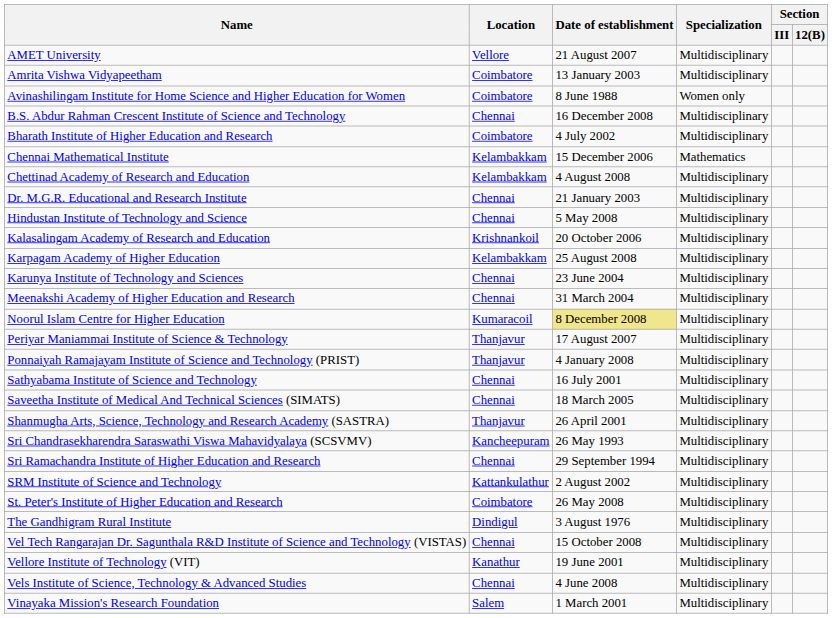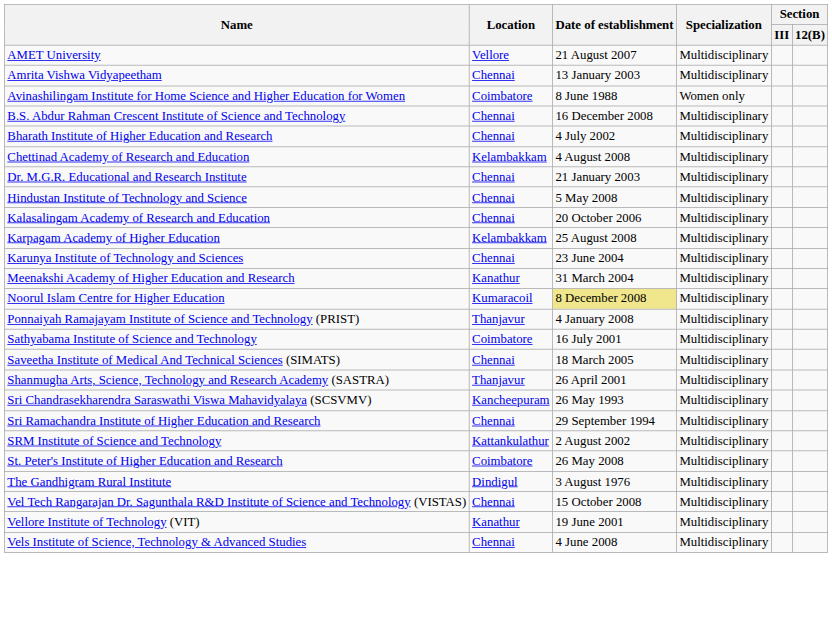(502, 75) Coimbatore -> (493, 75) Chennai
(502, 136) Coimbatore -> (493, 136) Chennai
- row: (88, 156)
(506, 237) Krishnankoil -> (493, 217) Chennai
(493, 298) Chennai -> (496, 278) Kanathur
- row: (148, 339)
(493, 380) Chennai -> (502, 339) Coimbatore
- row: (113, 603)
